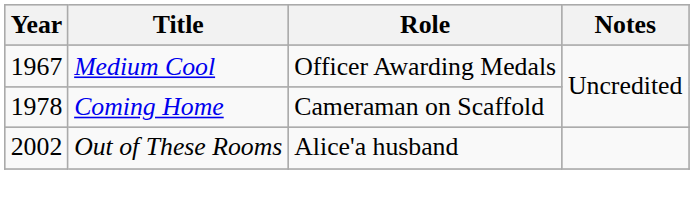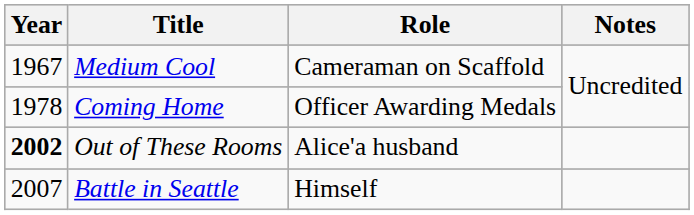(425, 65) Officer Awarding Medals -> (419, 65) Cameraman on Scaffold
(419, 106) Cameraman on Scaffold -> (425, 106) Officer Awarding Medals
(37, 147) normal -> (37, 147) bold
+ row: (156, 188)
